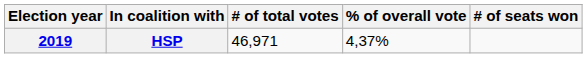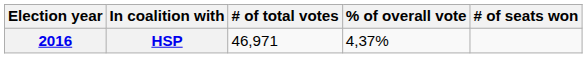(55, 40) 2019 -> (55, 40) 2016
